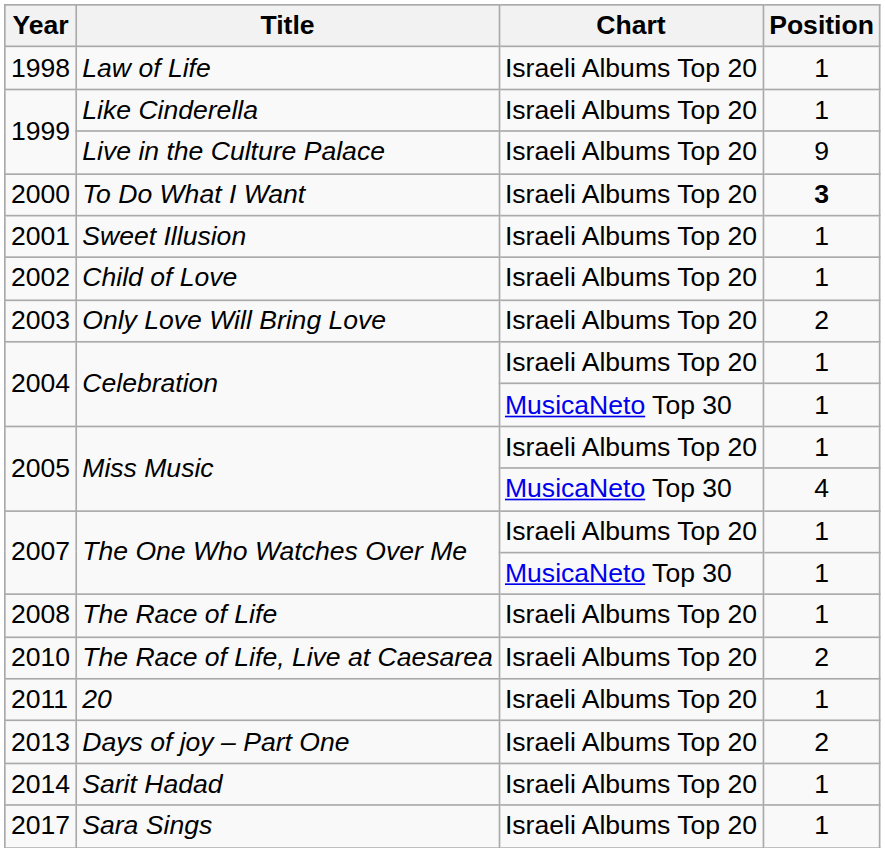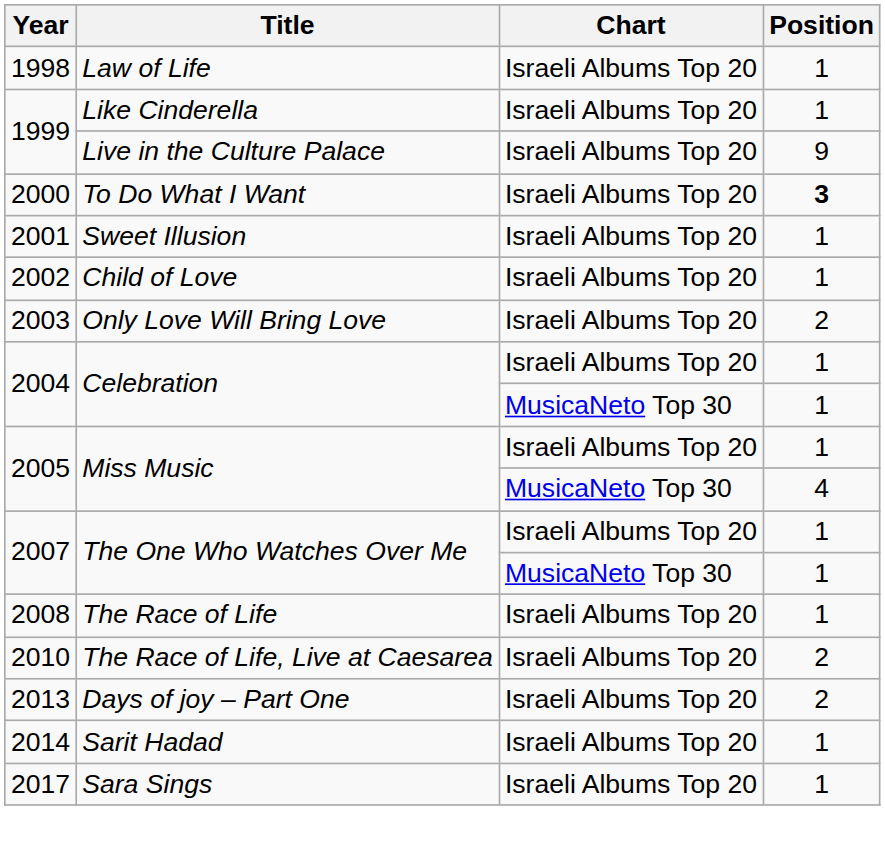- row: (97, 699)
